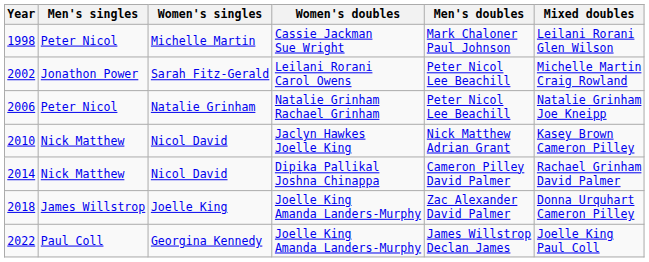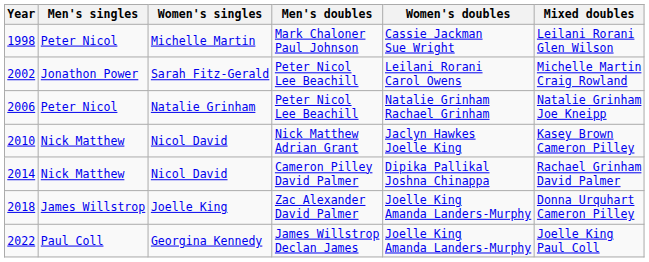columns swapped: (479, 14) <-> (348, 14)
